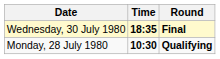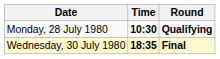rows swapped: (57, 45) <-> (66, 29)
